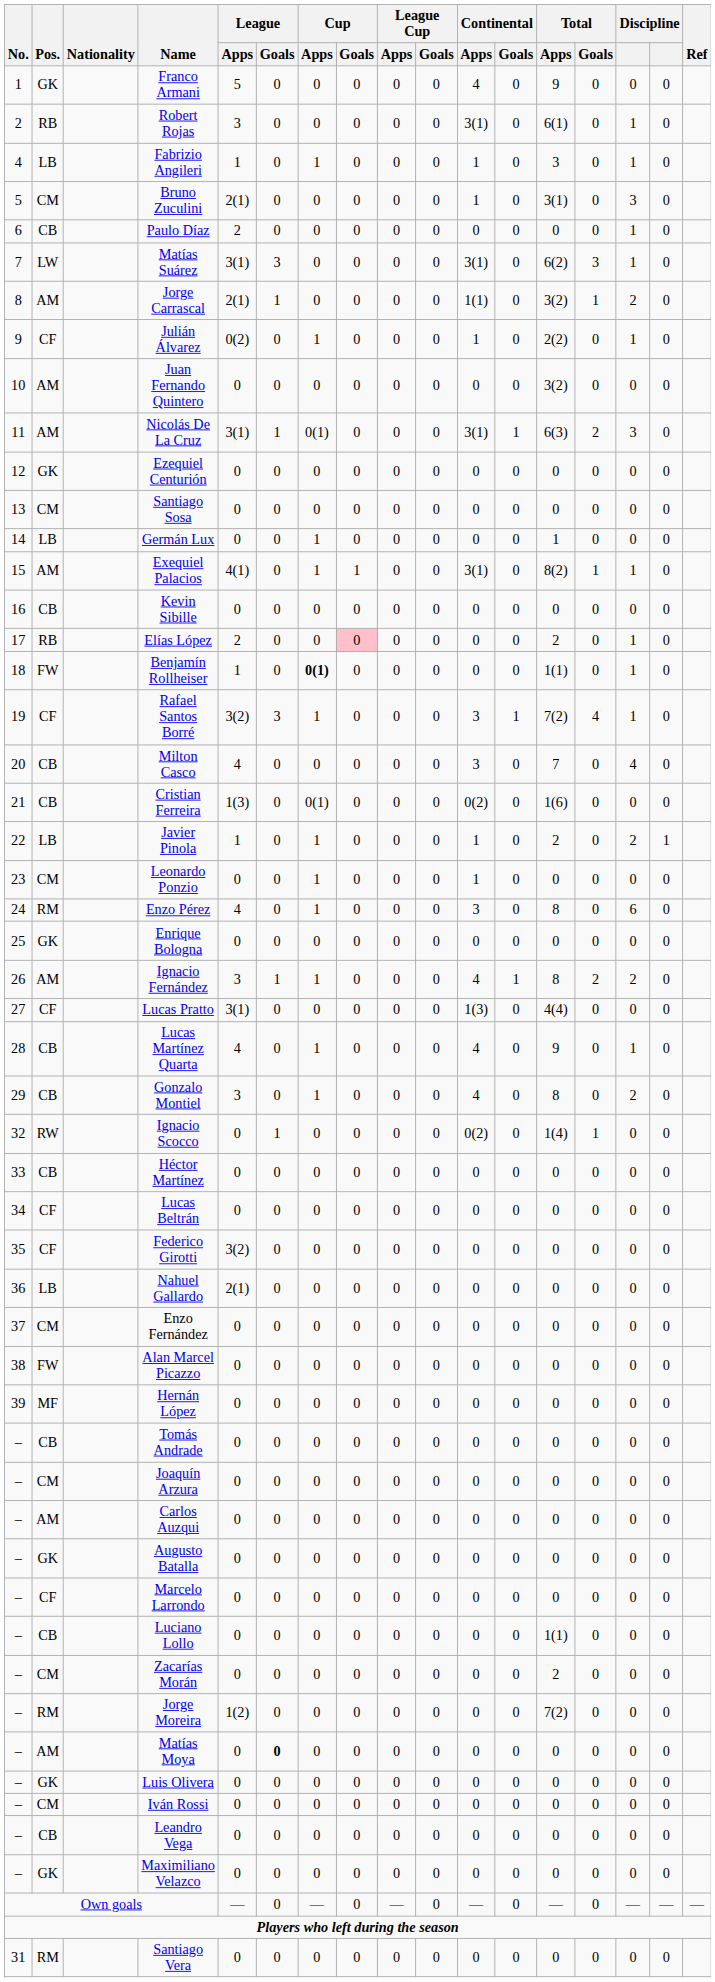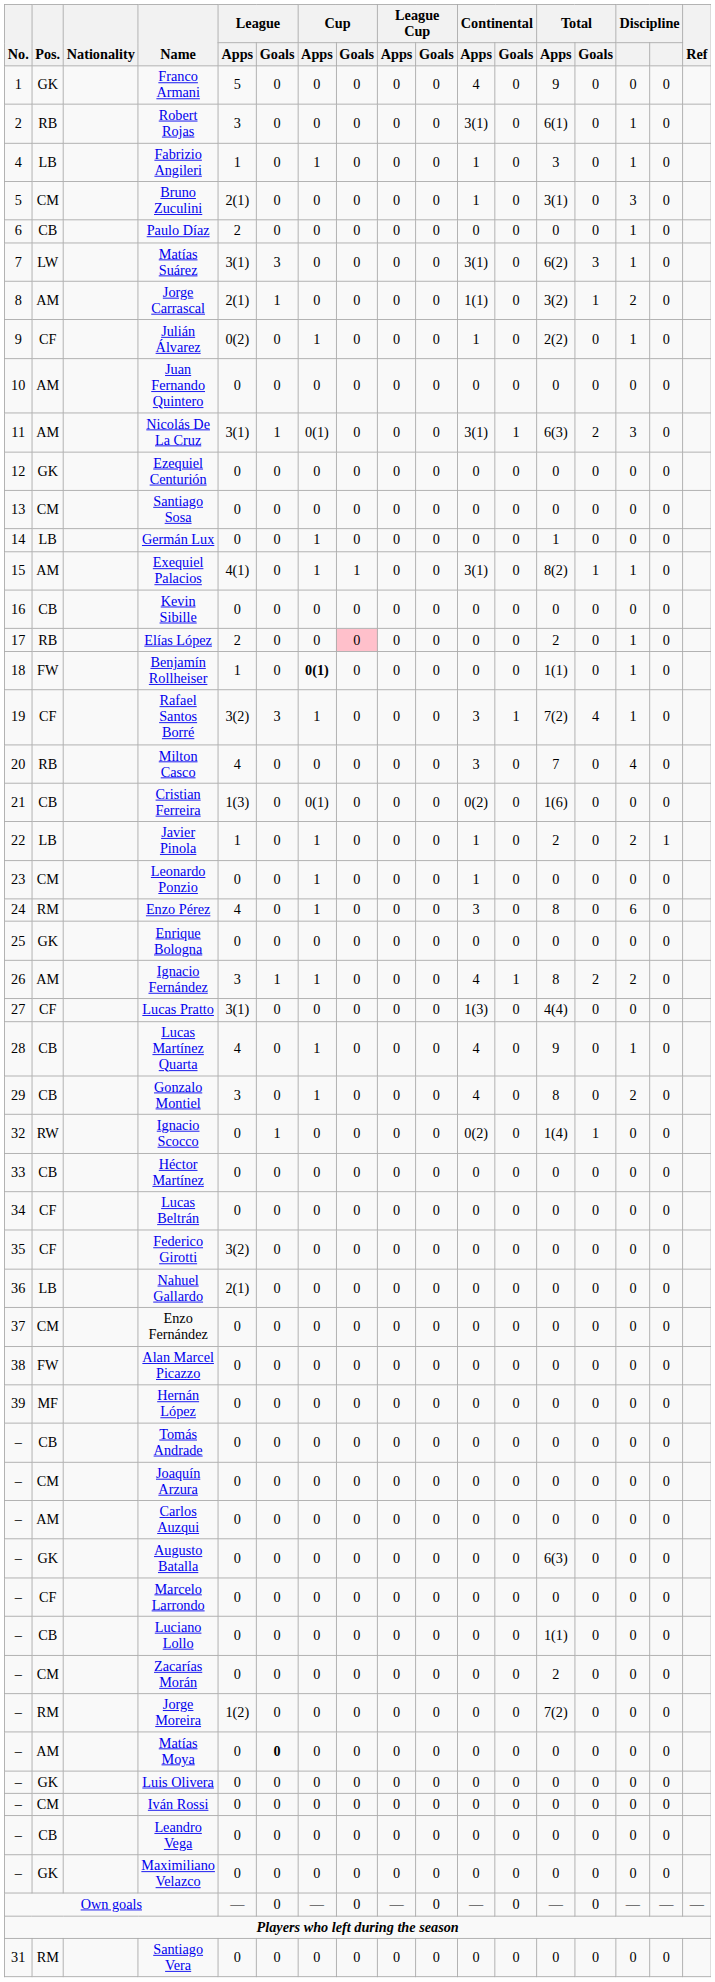(556, 385) 3(2) -> (556, 385) 0
(48, 763) CB -> (48, 763) RB
(556, 1558) 0 -> (556, 1558) 6(3)
